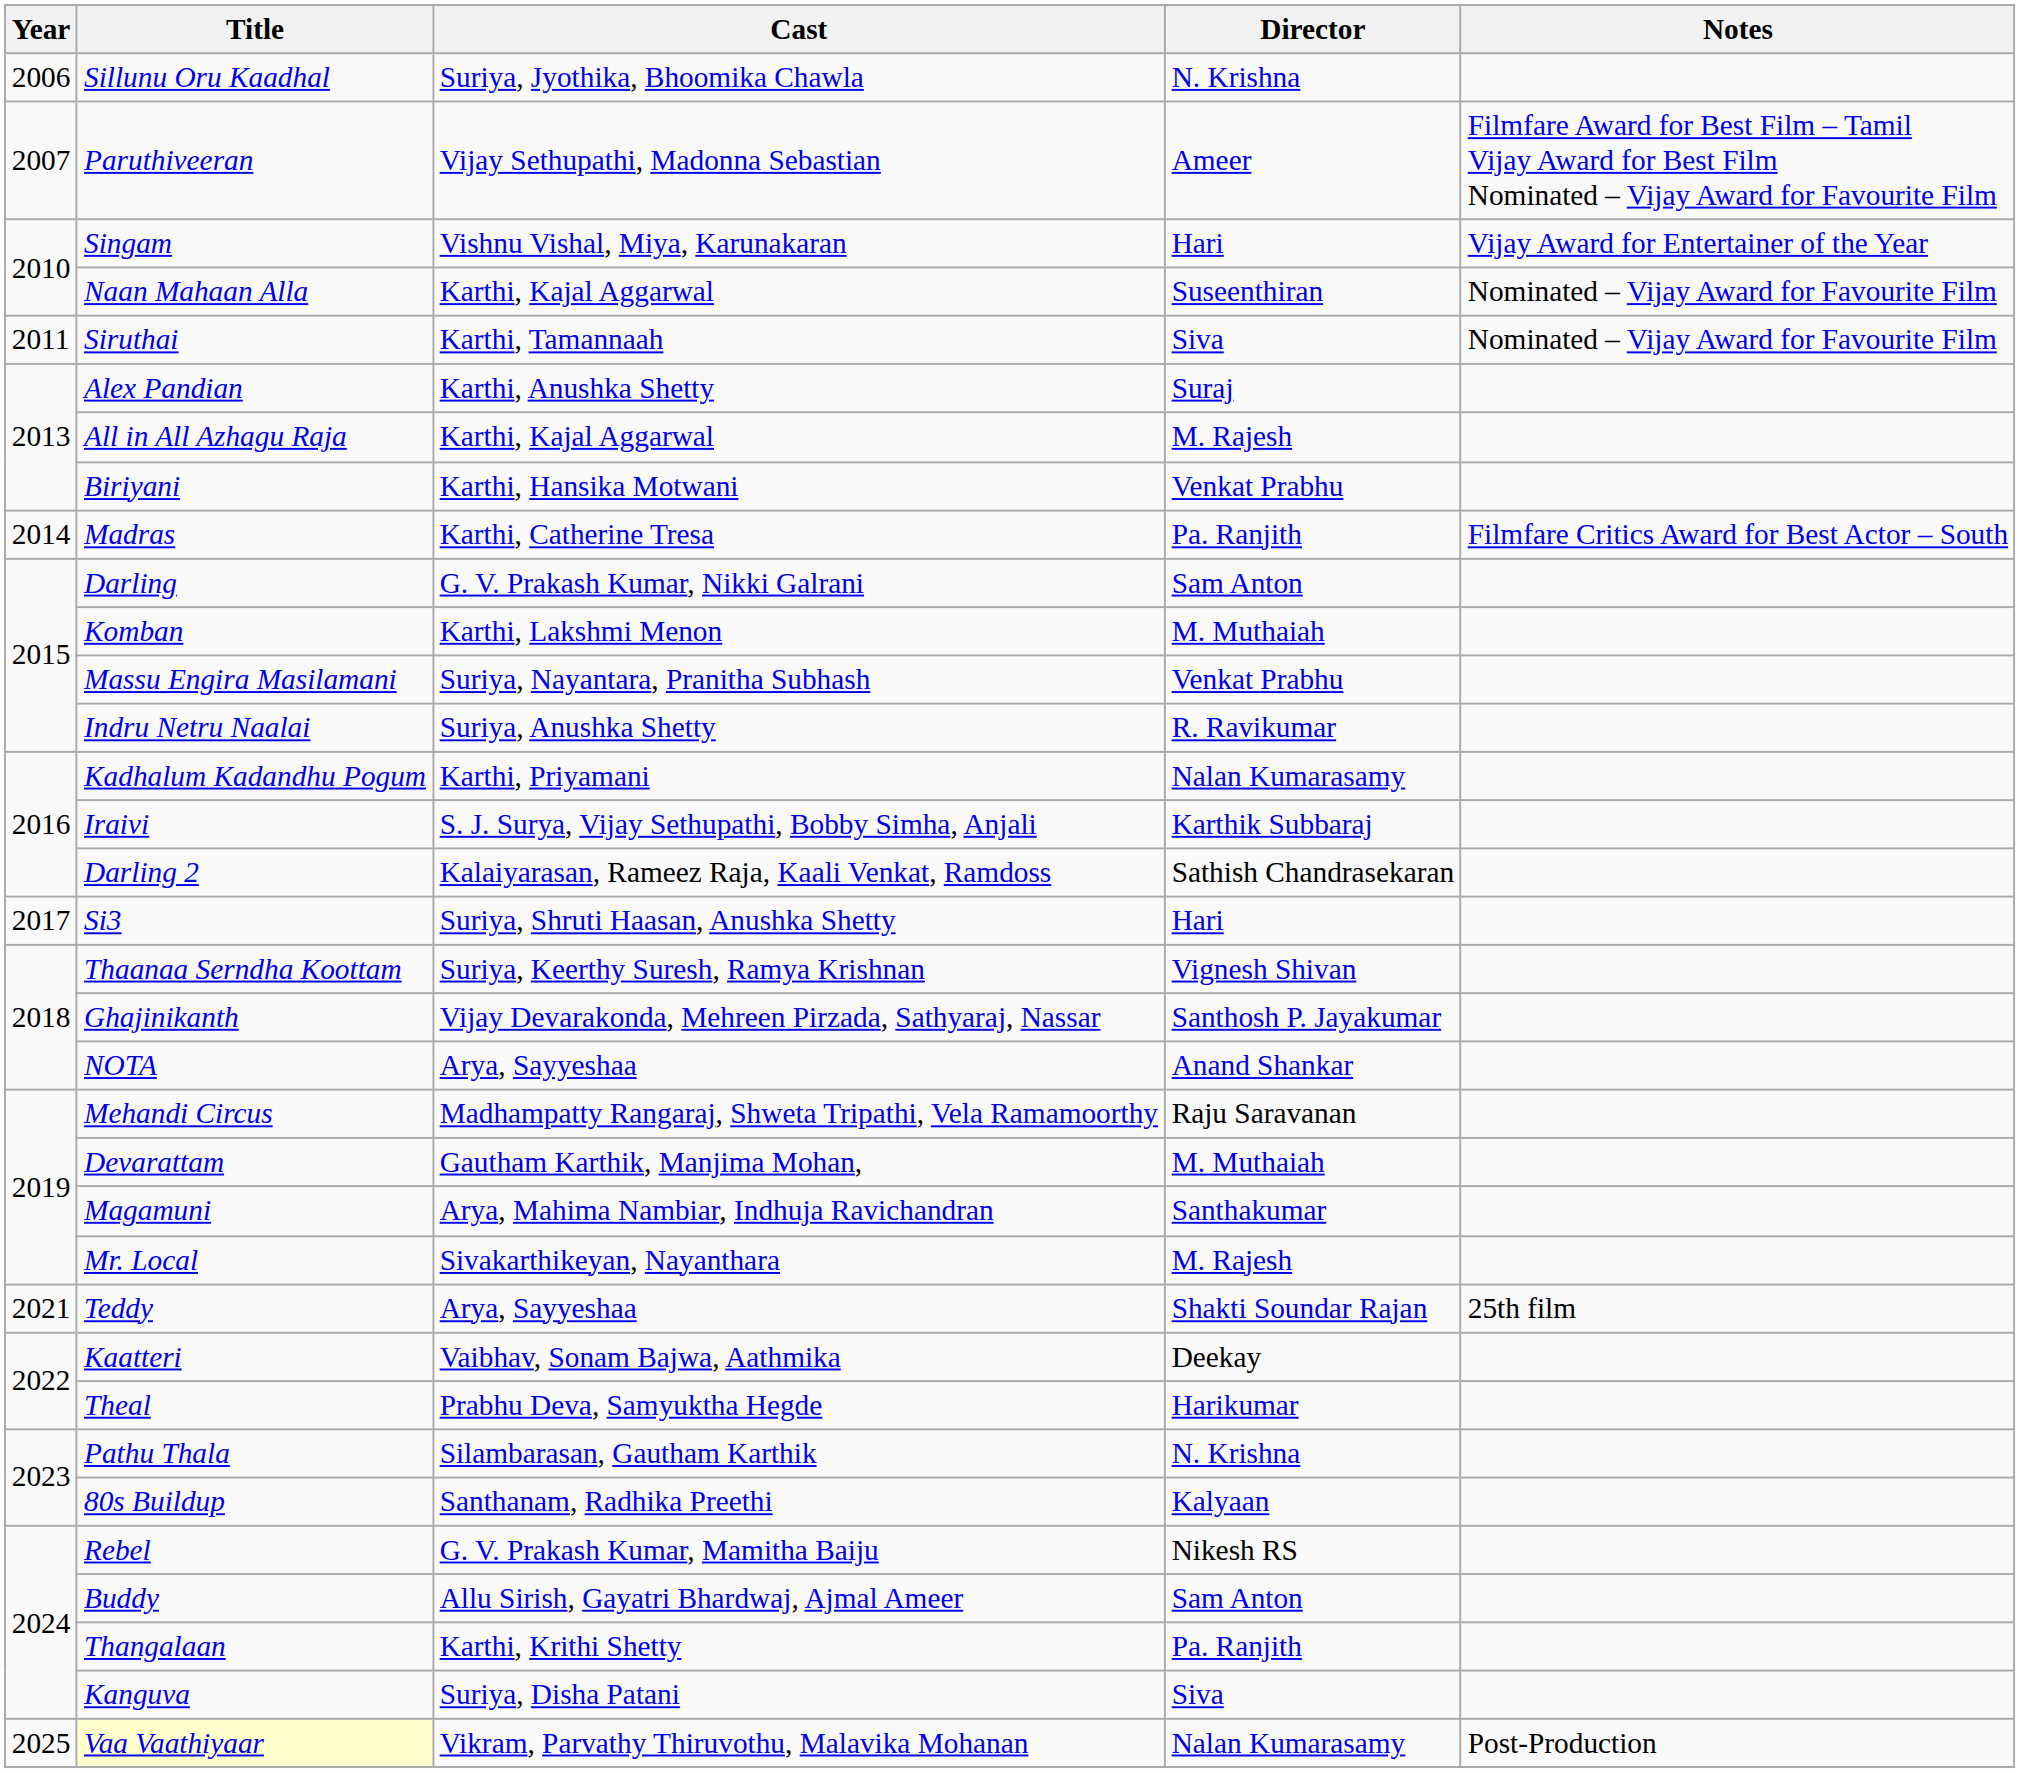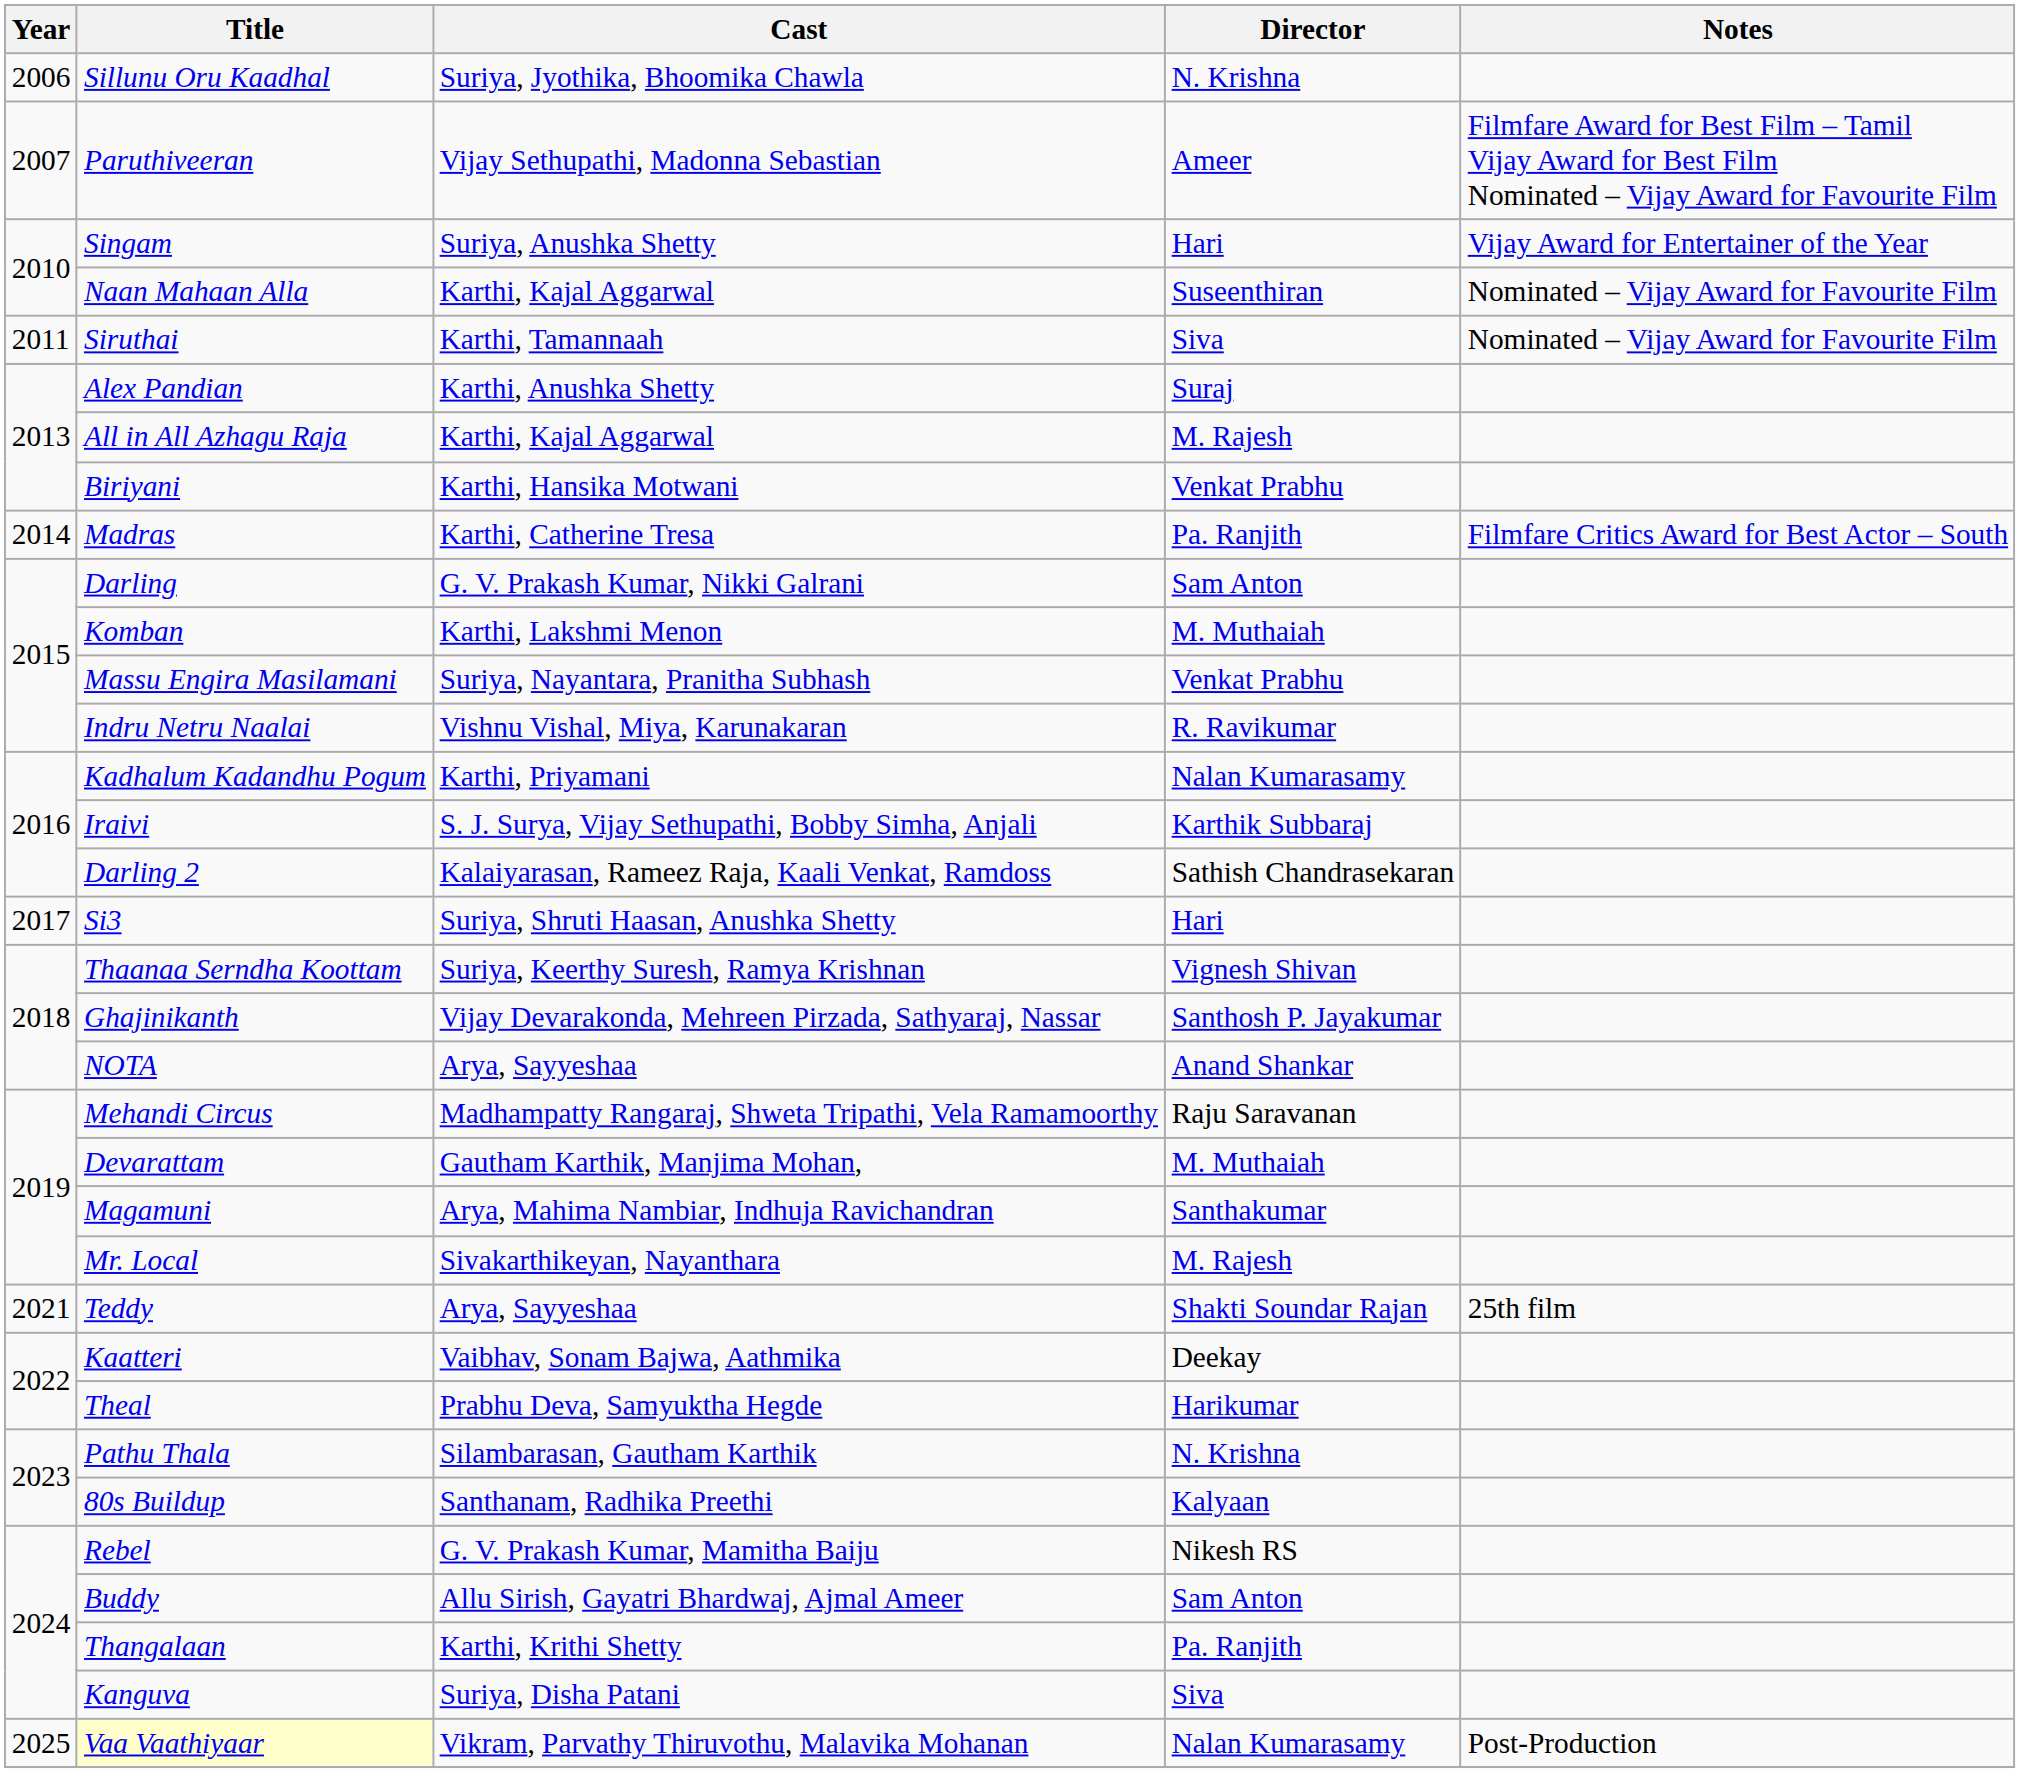(643, 243) Vishnu Vishal, Miya, Karunakaran -> (578, 243) Suriya, Anushka Shetty
(578, 727) Suriya, Anushka Shetty -> (643, 727) Vishnu Vishal, Miya, Karunakaran
